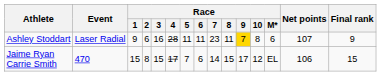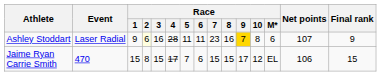(147, 40) no background -> (147, 40) lightyellow background
(229, 40) 11 -> (229, 40) 16
(215, 59) 14 -> (215, 59) 15
